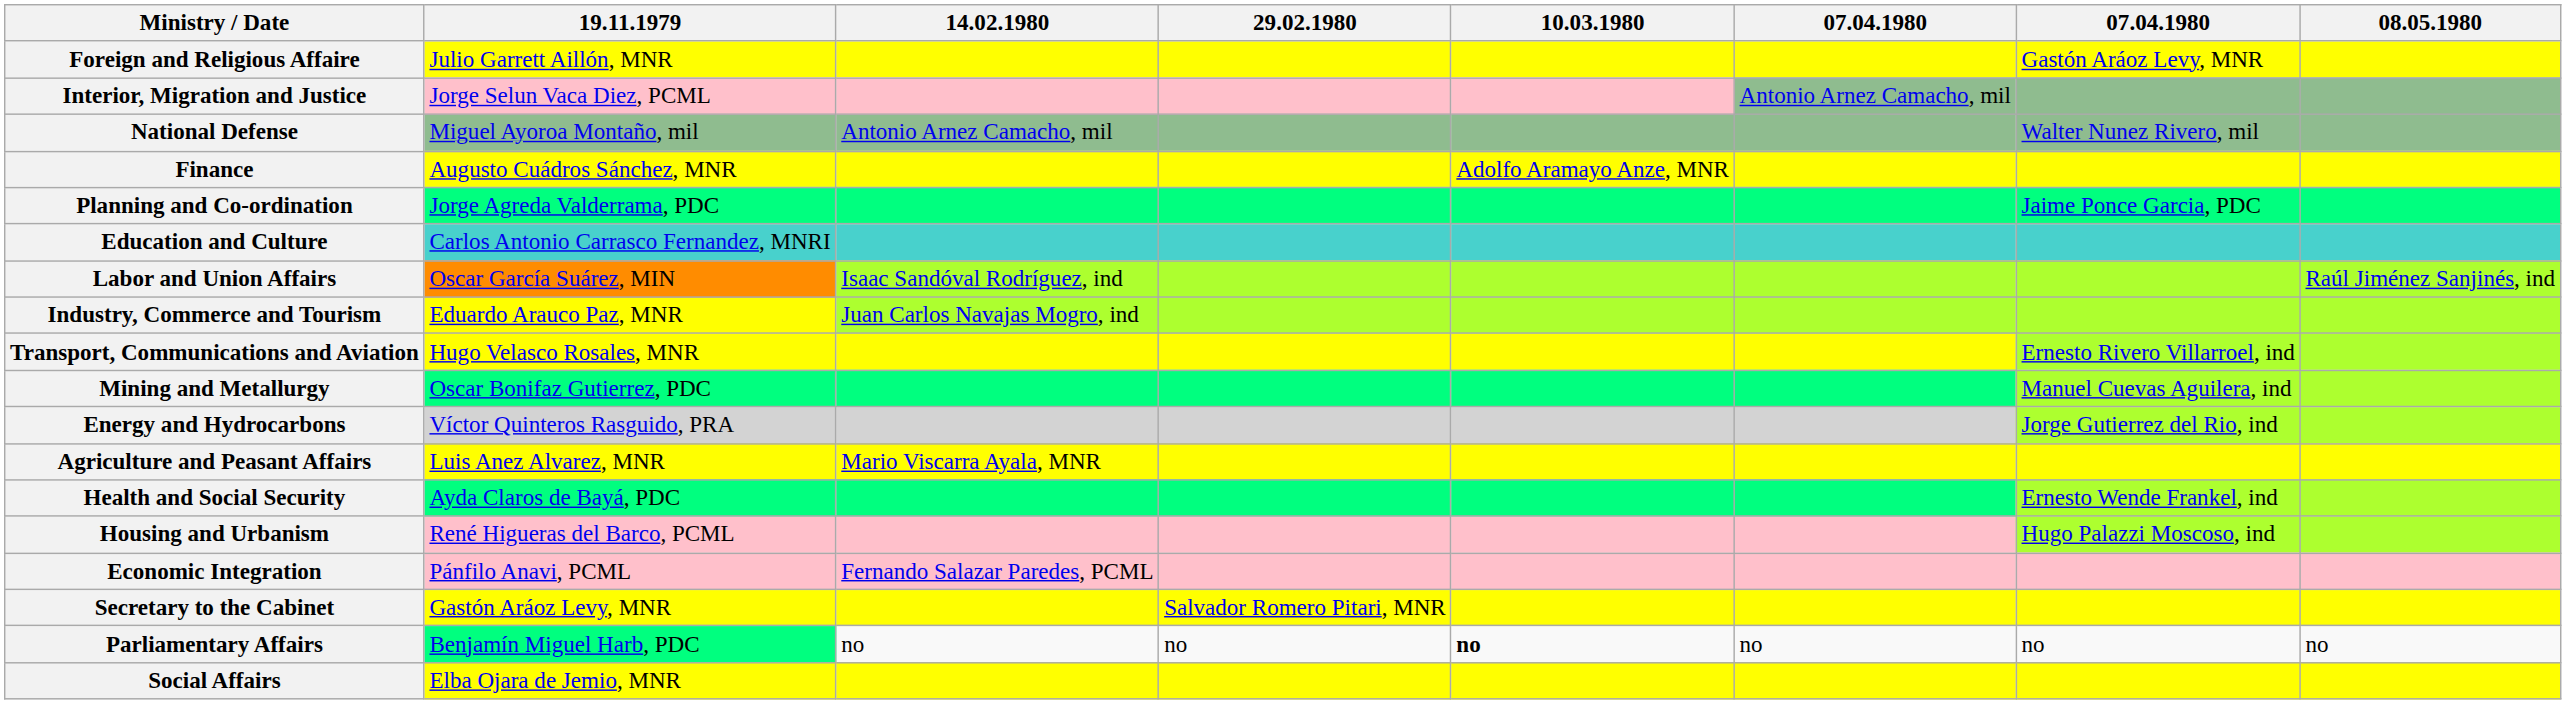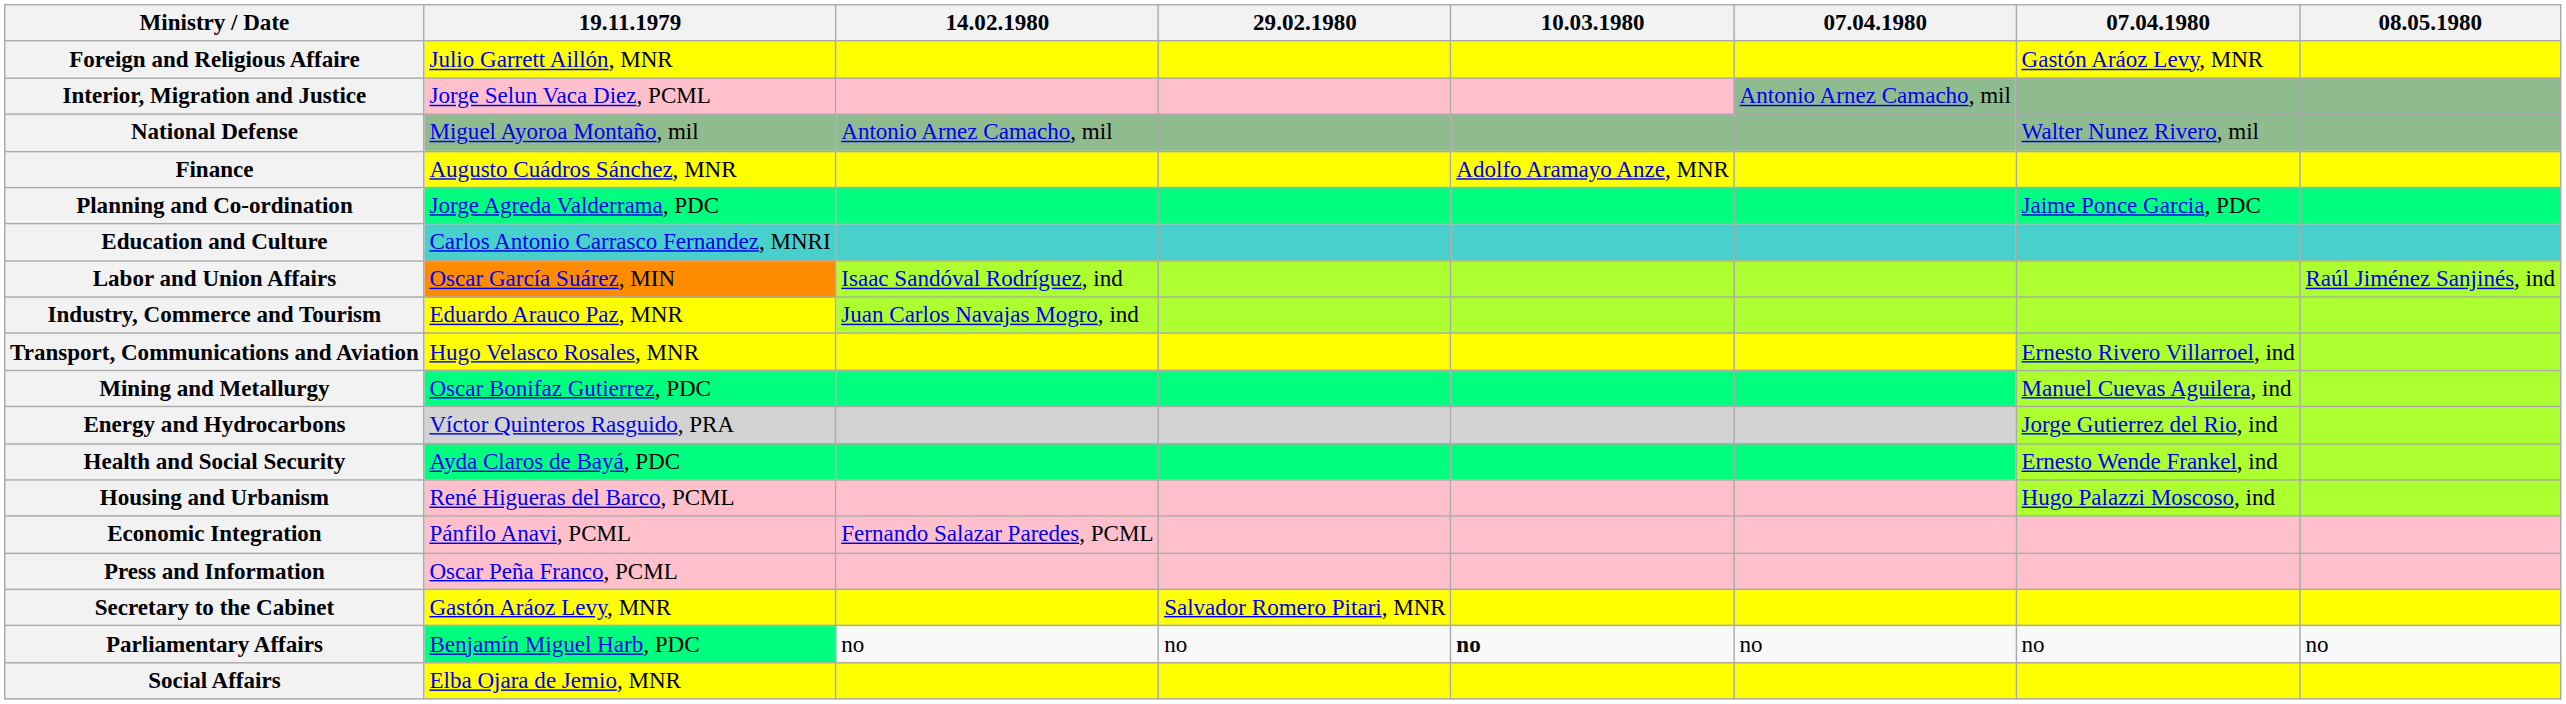- row: (214, 461)
+ row: (214, 570)
